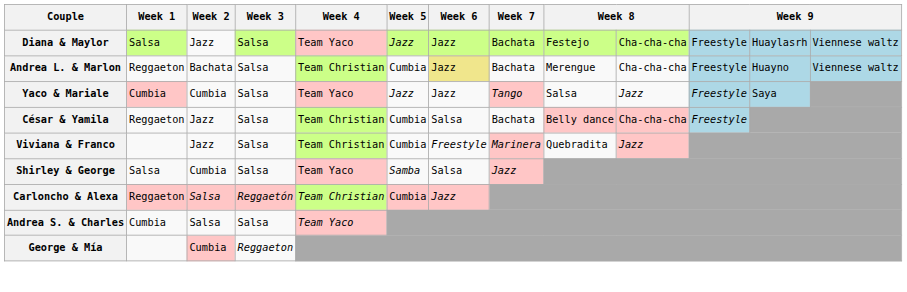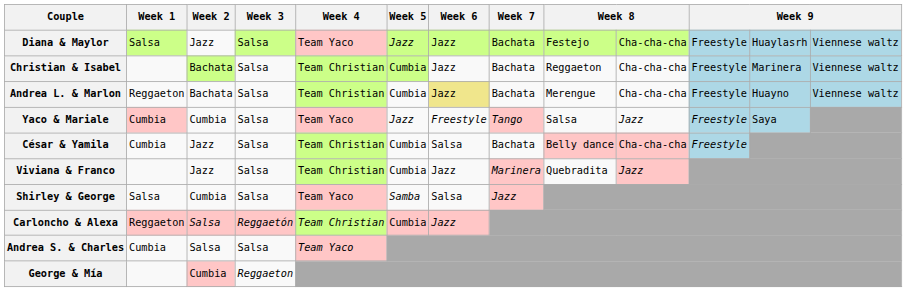+ row: (65, 69)
(444, 94) Jazz -> (459, 120) Freestyle
(157, 120) Reggaeton -> (148, 146) Cumbia
(459, 146) Freestyle -> (444, 171) Jazz
